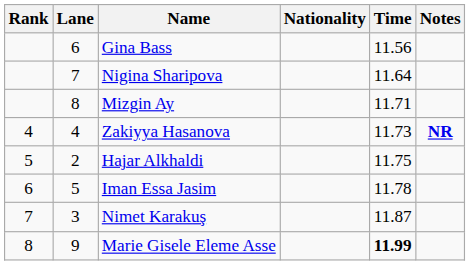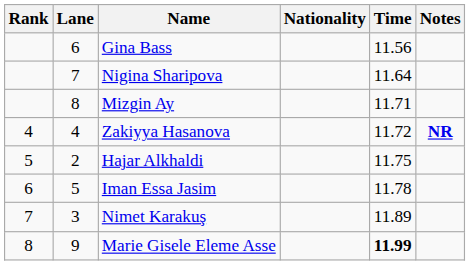(393, 132) 11.73 -> (393, 132) 11.72
(393, 217) 11.87 -> (393, 217) 11.89
